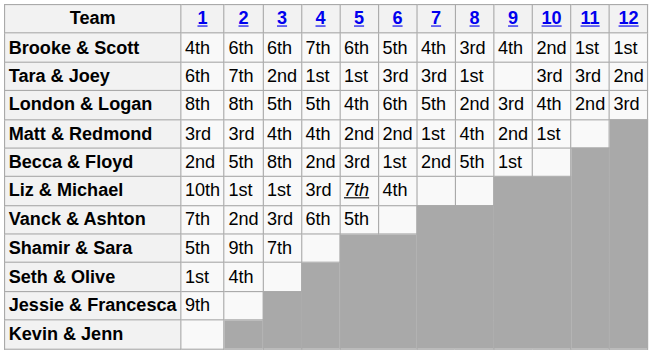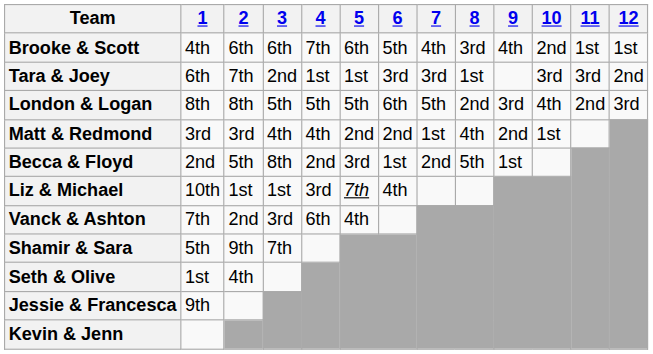(357, 104) 4th -> (357, 104) 5th
(357, 219) 5th -> (357, 219) 4th
